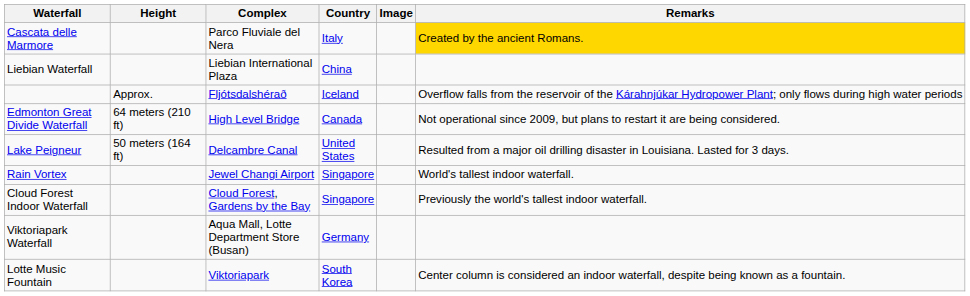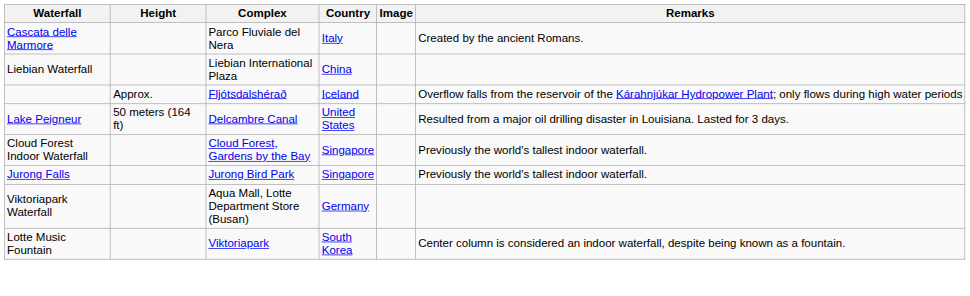(501, 38) gold background -> (501, 38) no background
- row: (49, 119)
- row: (37, 175)
+ row: (38, 175)
